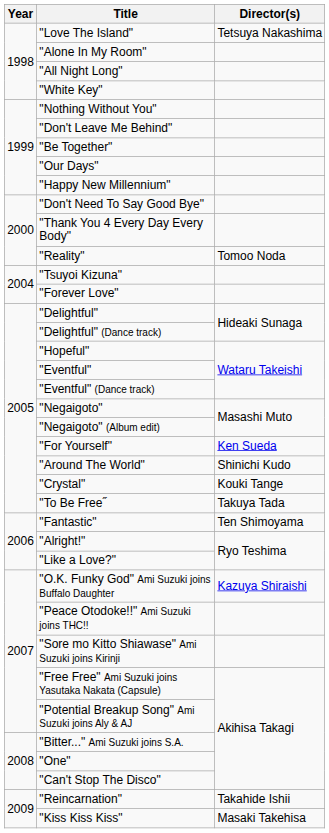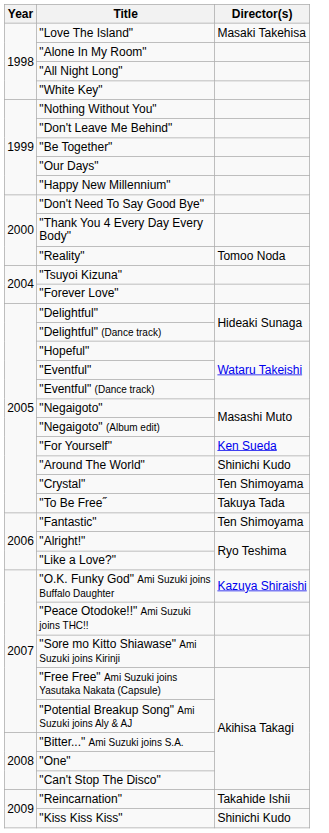(270, 33) Tetsuya Nakashima -> (262, 33) Masaki Takehisa
(250, 484) Kouki Tange -> (260, 484) Ten Shimoyama
(262, 818) Masaki Takehisa -> (254, 818) Shinichi Kudo
